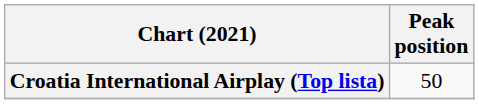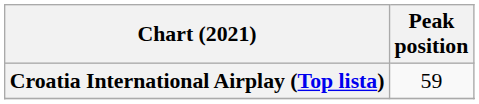(431, 80) 50 -> (431, 80) 59
